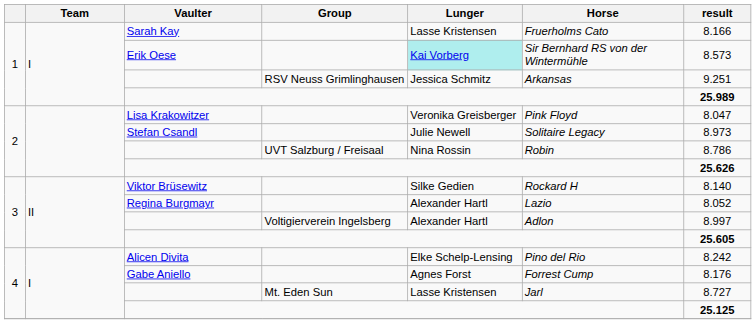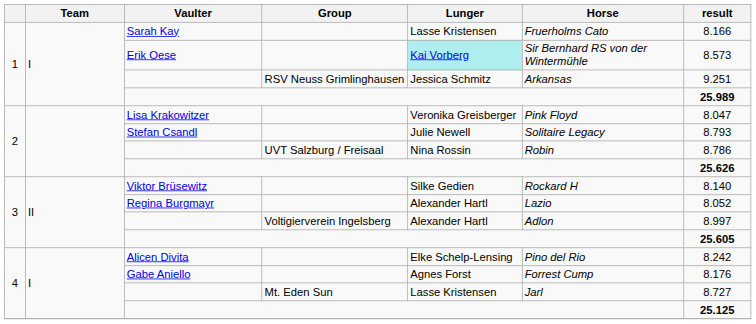(717, 133) 8.973 -> (717, 133) 8.793
